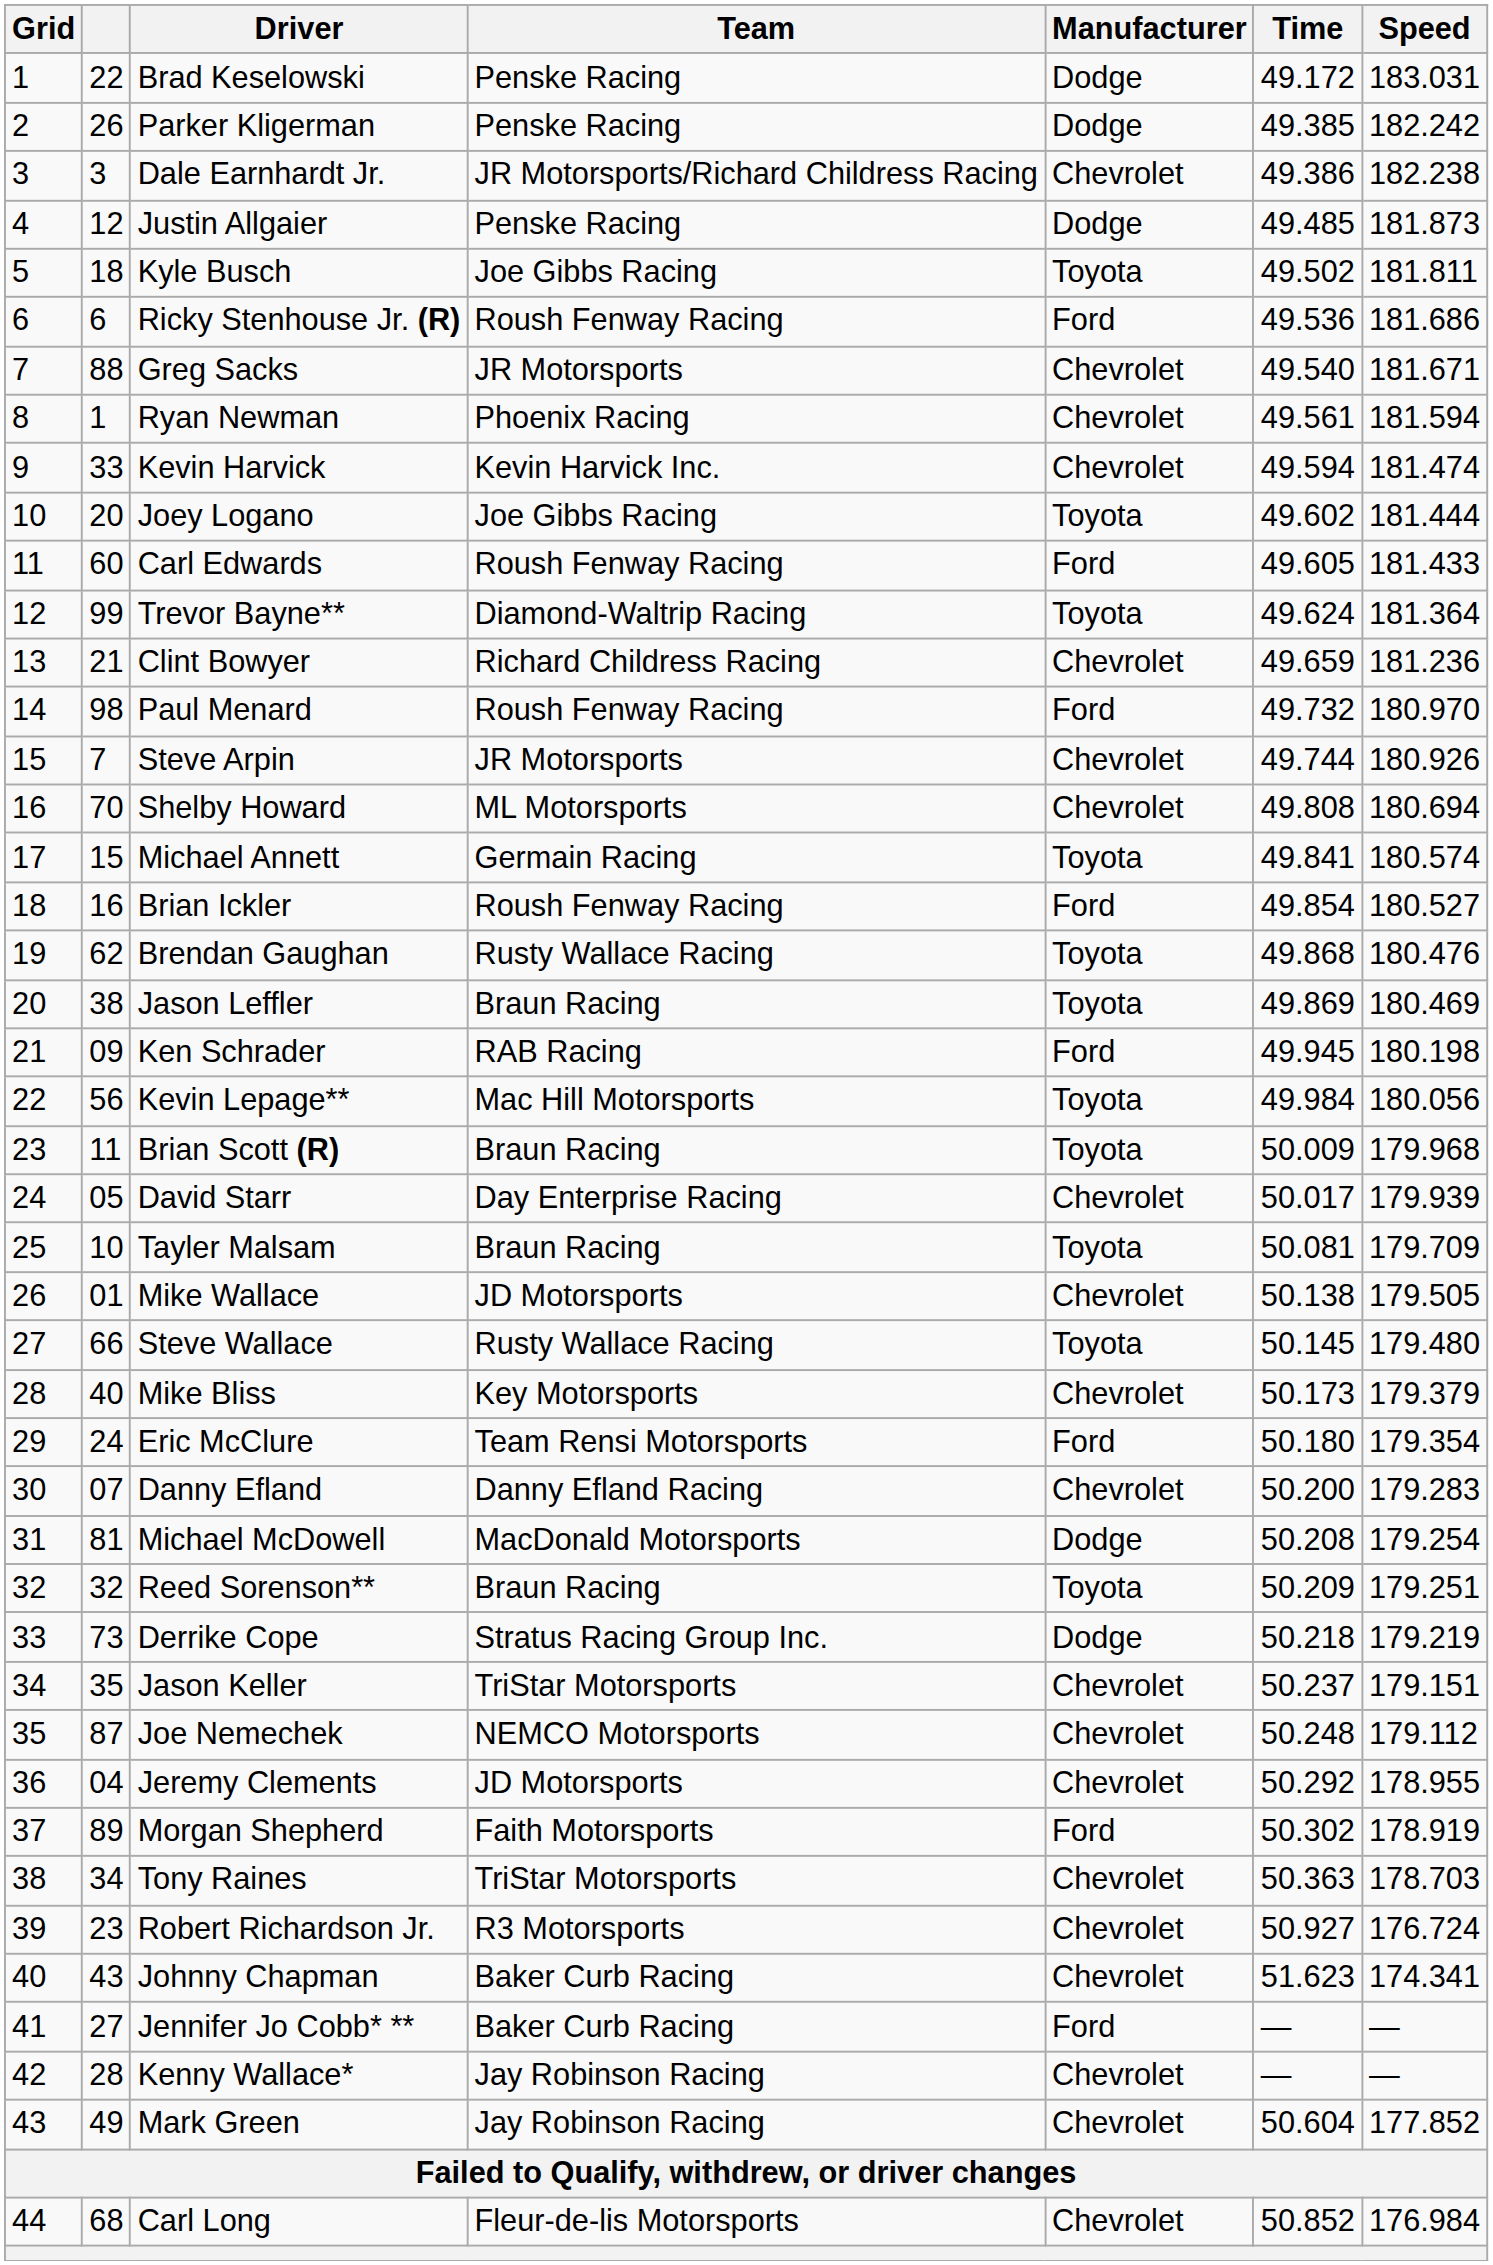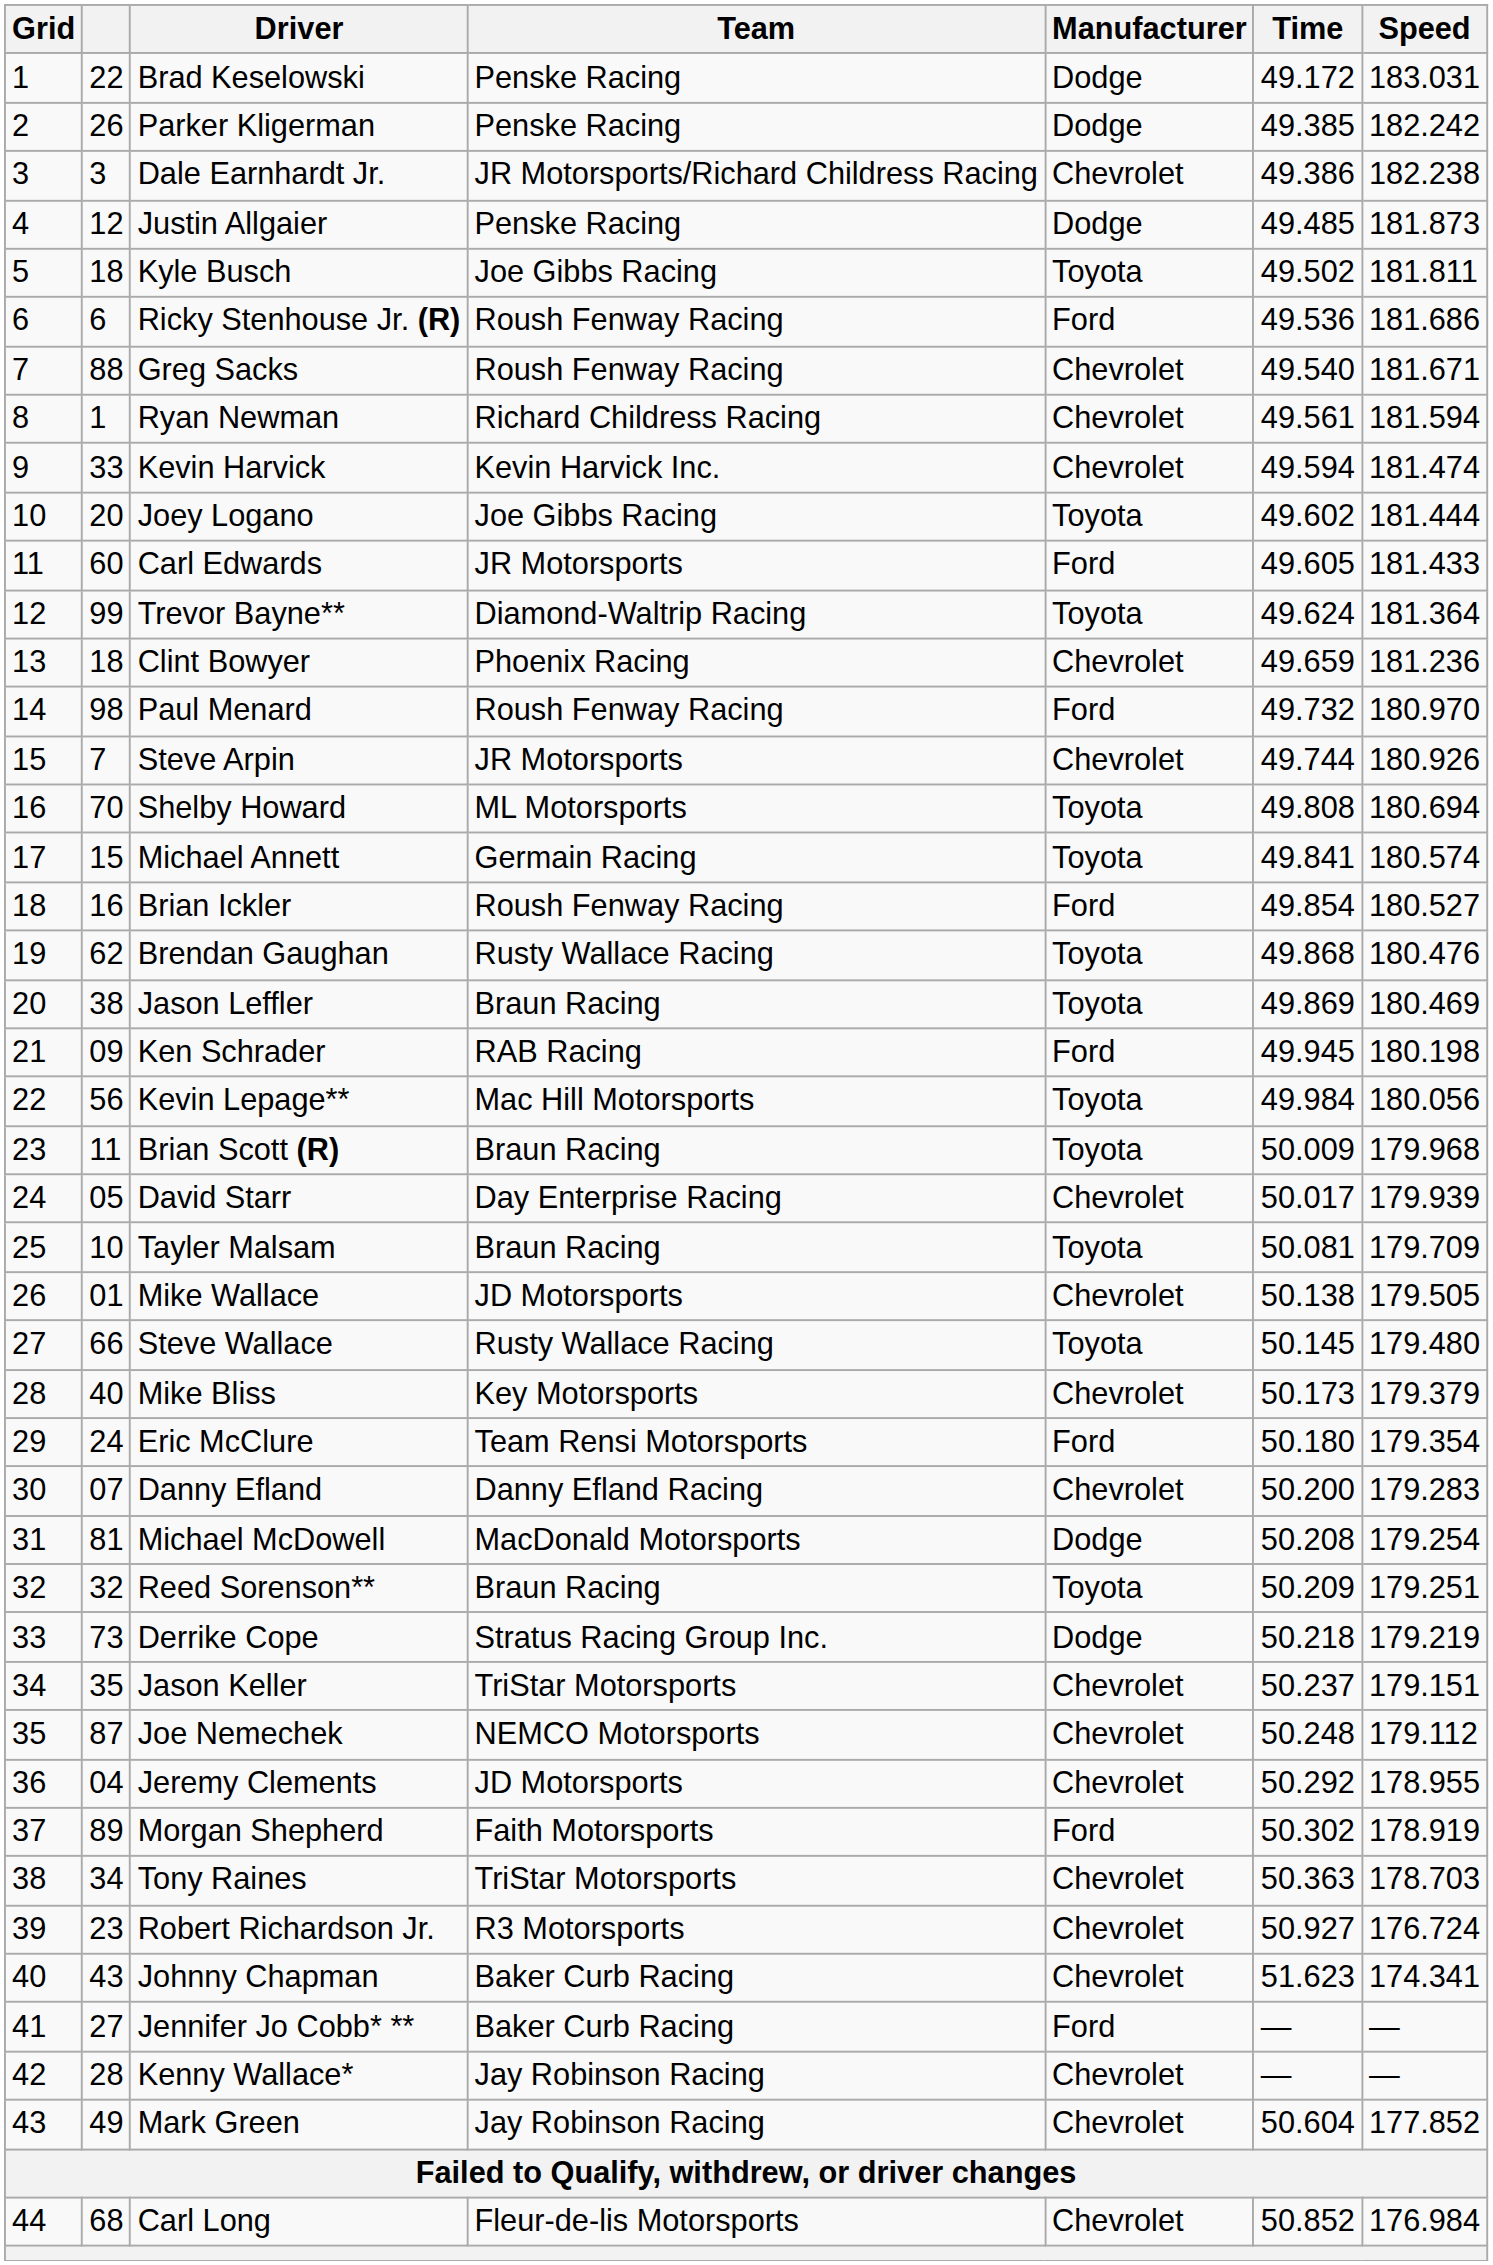(579, 369) JR Motorsports -> (629, 369) Roush Fenway Racing
(582, 418) Phoenix Racing -> (648, 418) Richard Childress Racing
(629, 564) Roush Fenway Racing -> (579, 564) JR Motorsports
(106, 662) 21 -> (106, 662) 18
(648, 662) Richard Childress Racing -> (582, 662) Phoenix Racing
(1118, 808) Chevrolet -> (1097, 808) Toyota
